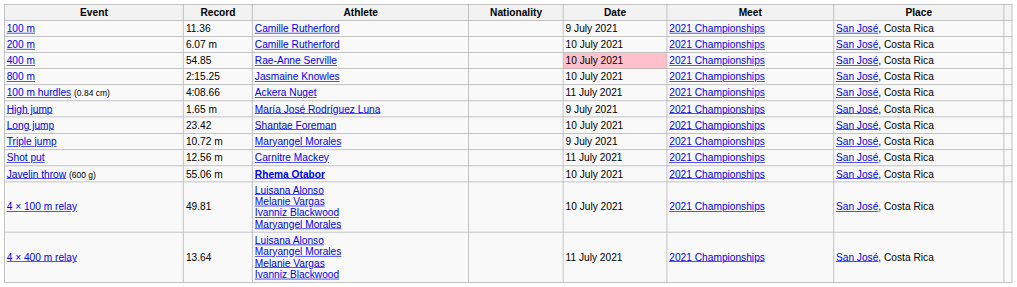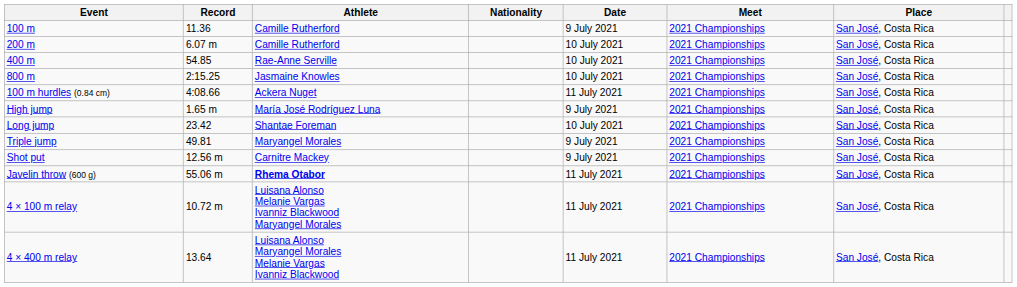(594, 61) pink background -> (594, 61) no background
(204, 142) 10.72 m -> (199, 142) 49.81
(594, 158) 11 July 2021 -> (592, 158) 9 July 2021
(594, 174) 10 July 2021 -> (594, 174) 11 July 2021
(199, 207) 49.81 -> (204, 207) 10.72 m
(594, 207) 10 July 2021 -> (594, 207) 11 July 2021
